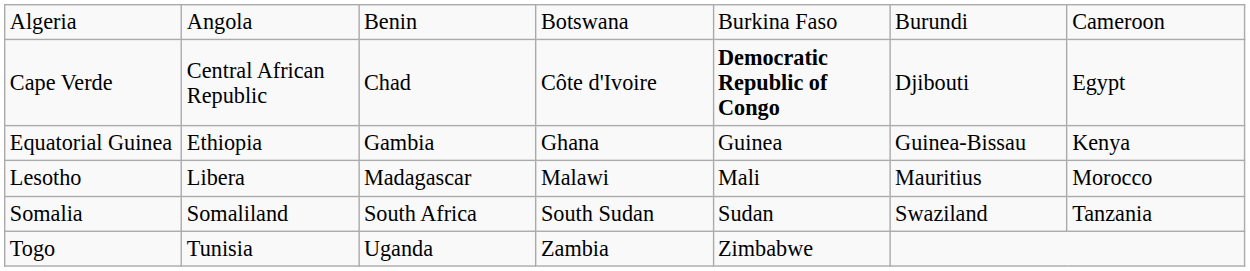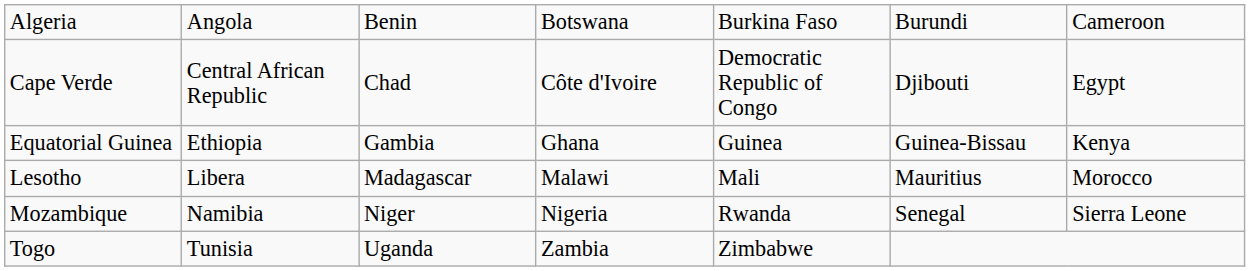(773, 82) bold -> (770, 82) normal
+ row: (68, 213)
- row: (46, 213)
